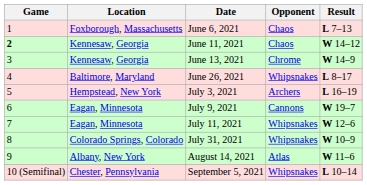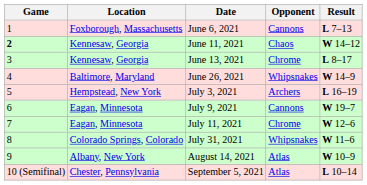(281, 28) Chaos -> (286, 28) Cannons
(339, 60) W 14–9 -> (337, 60) L 8–17
(337, 76) L 8–17 -> (339, 76) W 14–9
(293, 124) Whipsnakes -> (285, 124) Chrome
(339, 140) W 10–9 -> (338, 140) W 11–6
(338, 156) W 11–6 -> (339, 156) W 10–9
(293, 172) Whipsnakes -> (279, 172) Atlas
